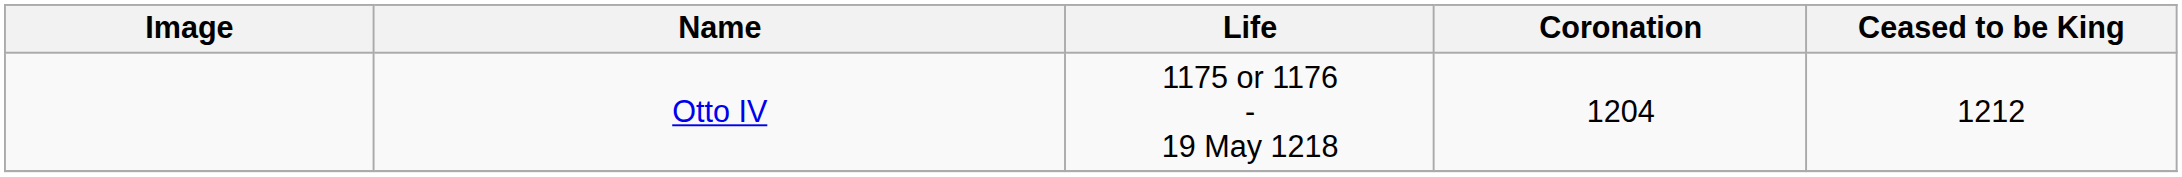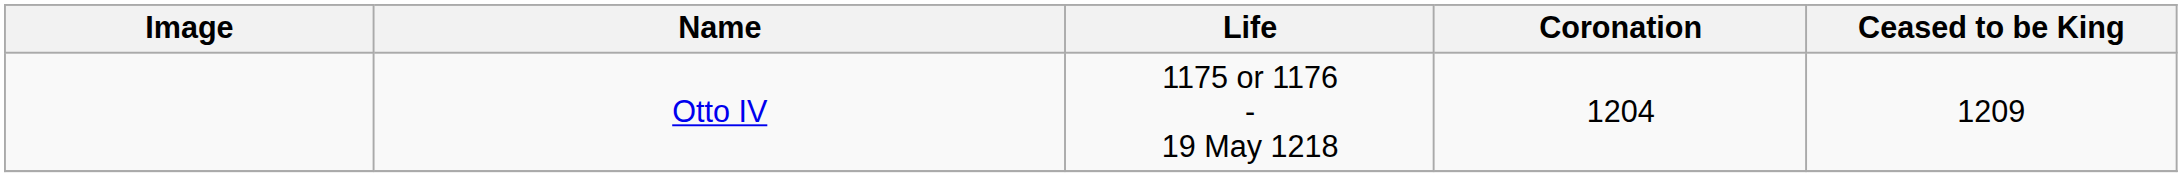(1991, 111) 1212 -> (1991, 111) 1209
